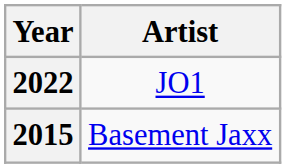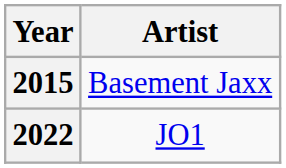rows swapped: (43, 134) <-> (43, 82)
